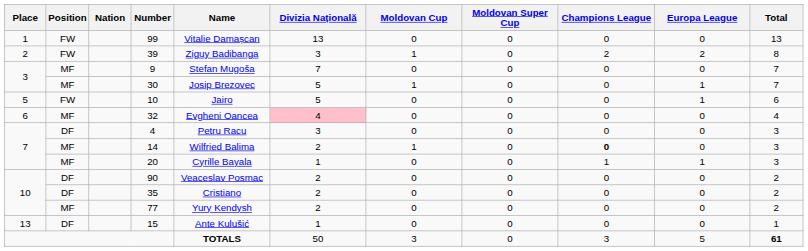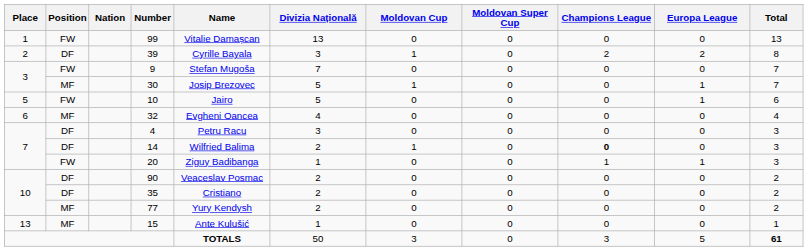(68, 54) FW -> (68, 54) DF
(222, 54) Ziguy Badibanga -> (222, 54) Cyrille Bayala
(68, 69) MF -> (68, 69) FW
(318, 115) pink background -> (318, 115) no background
(68, 146) MF -> (68, 146) DF
(68, 162) MF -> (68, 162) FW
(222, 162) Cyrille Bayala -> (222, 162) Ziguy Badibanga
(68, 223) DF -> (68, 223) MF
